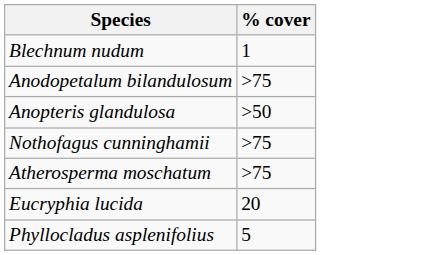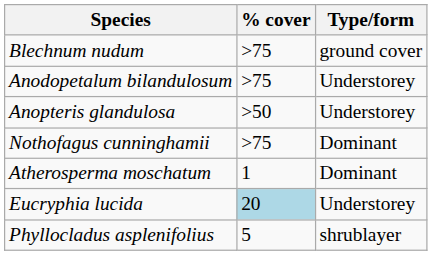+ column: (371, 19)
(246, 50) 1 -> (256, 50) >75
(256, 173) >75 -> (246, 173) 1
(251, 204) no background -> (251, 204) lightblue background
